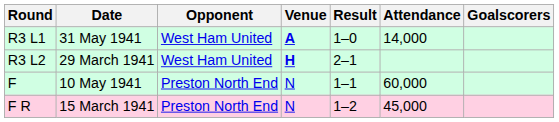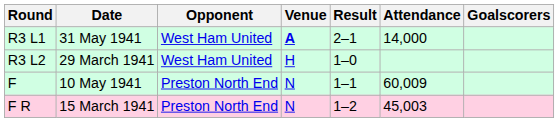(345, 38) 1–0 -> (345, 38) 2–1
(290, 60) bold -> (290, 60) normal
(345, 60) 2–1 -> (345, 60) 1–0
(405, 83) 60,000 -> (405, 83) 60,009
(405, 106) 45,000 -> (405, 106) 45,003
